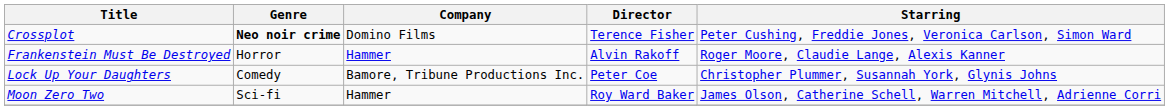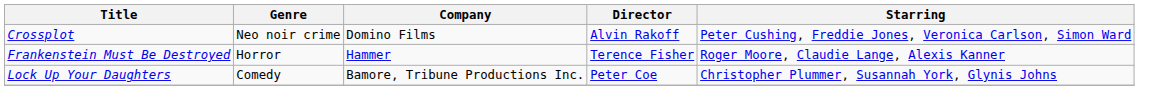(288, 35) bold -> (288, 35) normal
(642, 35) Terence Fisher -> (635, 35) Alvin Rakoff
(635, 55) Alvin Rakoff -> (642, 55) Terence Fisher
- row: (56, 95)
